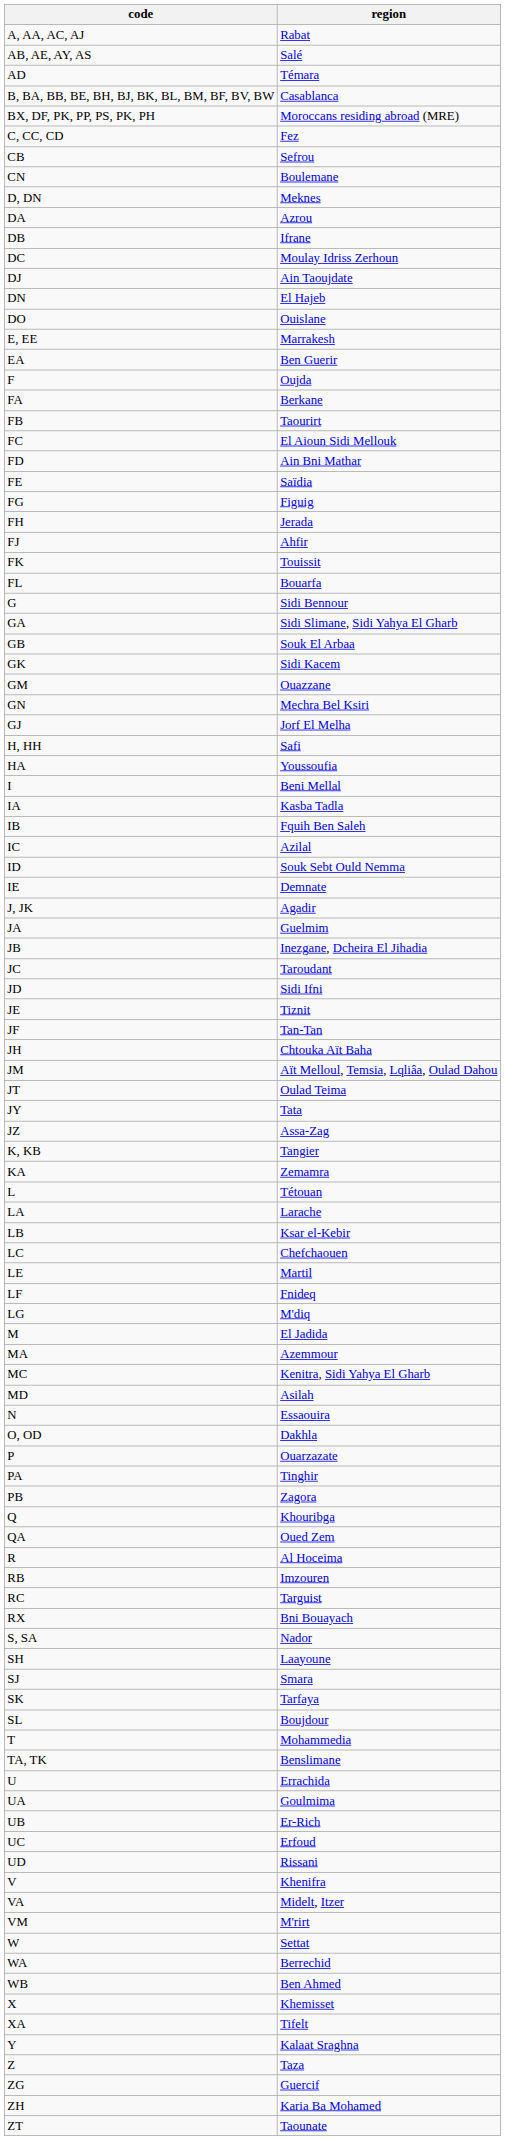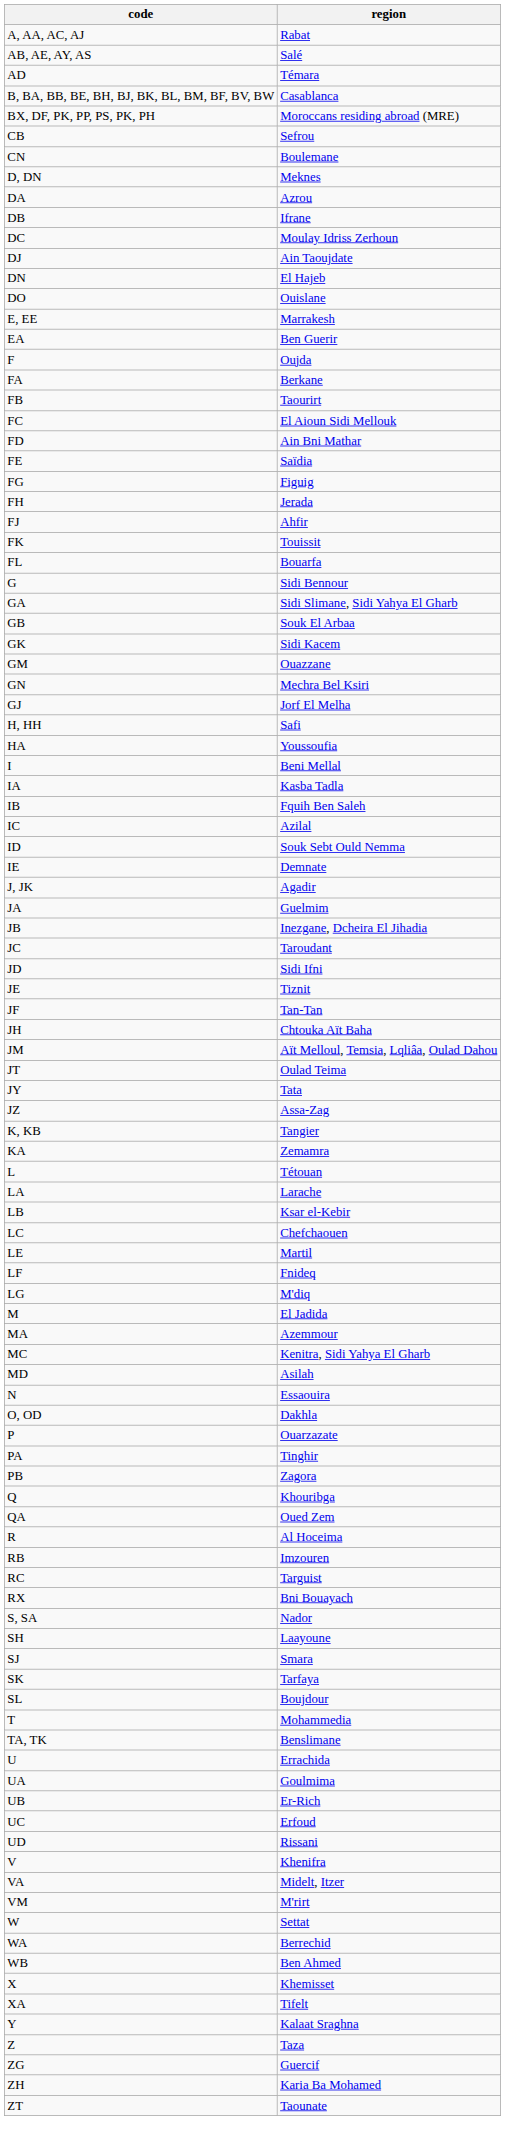- row: (35, 136)
